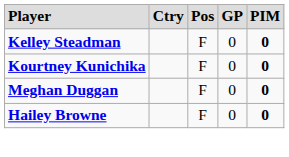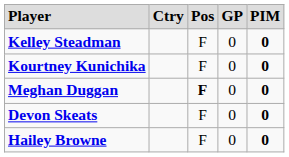(203, 90) normal -> (203, 90) bold
+ row: (53, 115)
